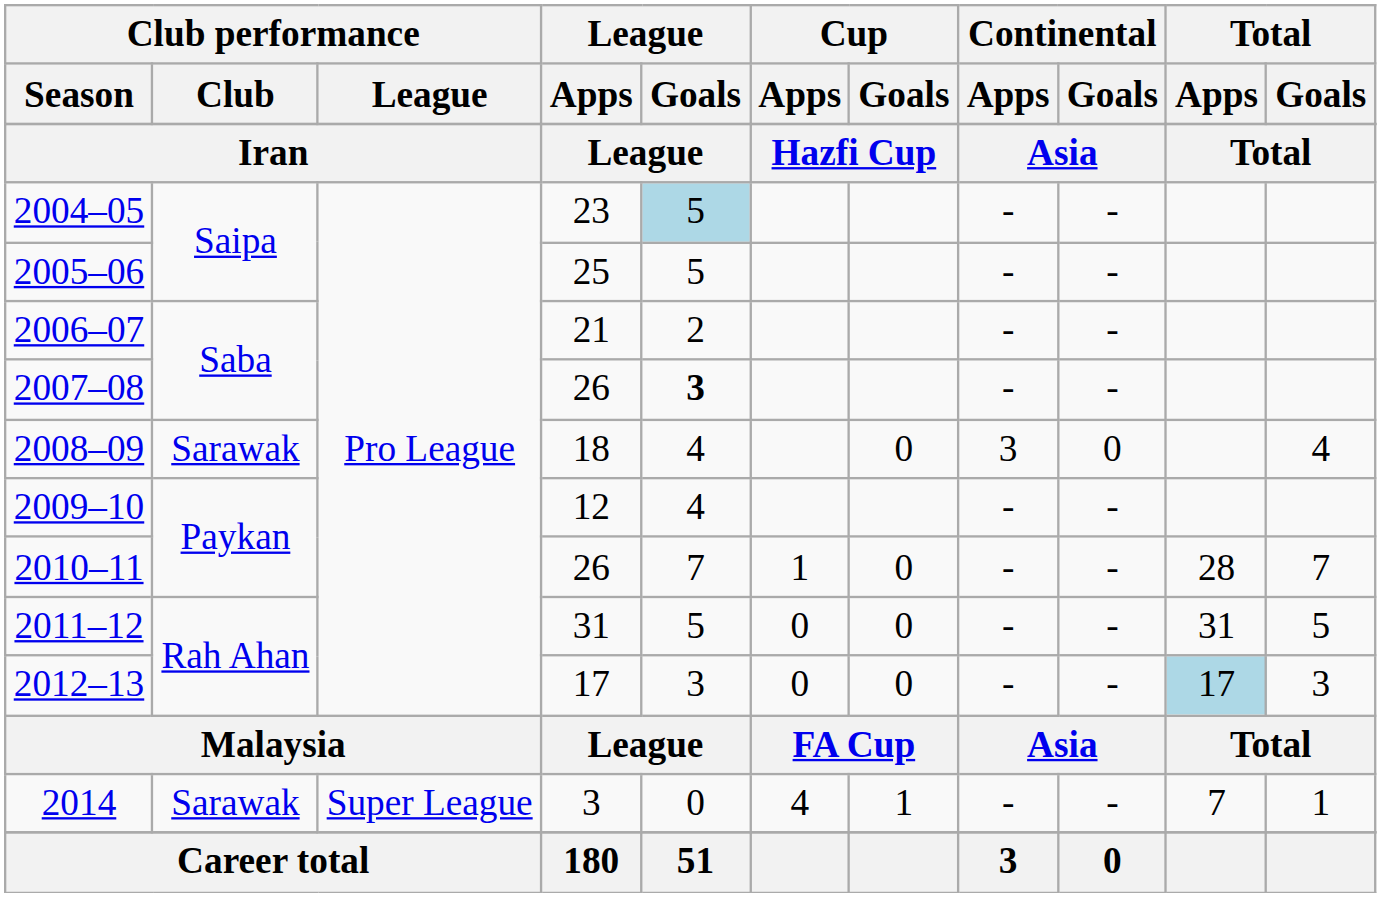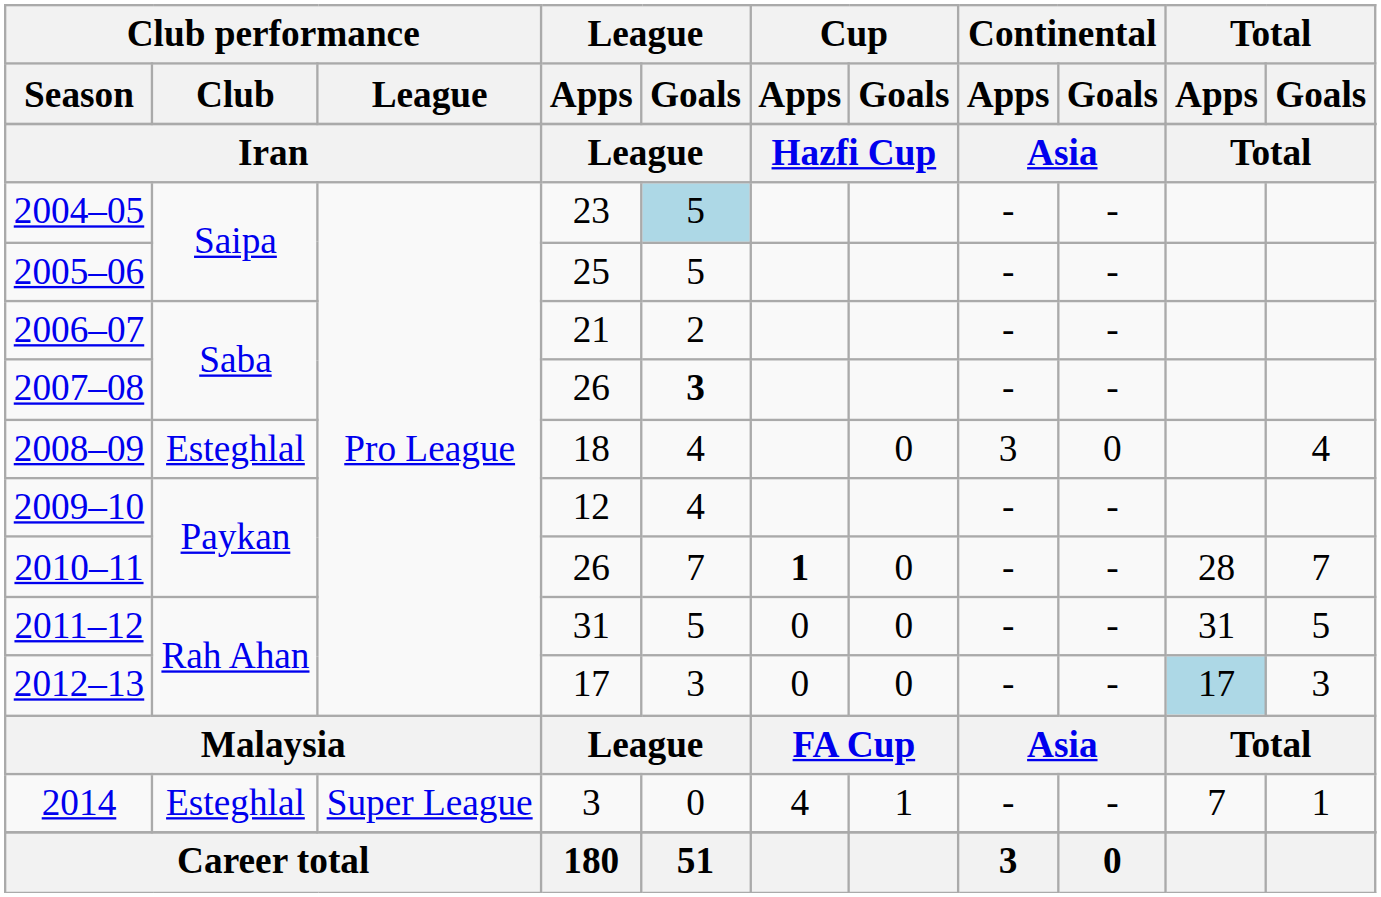(235, 447) Sarawak -> (235, 447) Esteghlal
(800, 566) normal -> (800, 566) bold
(235, 802) Sarawak -> (235, 802) Esteghlal
